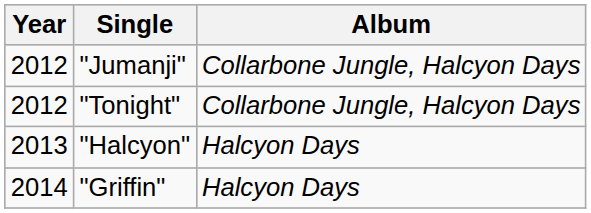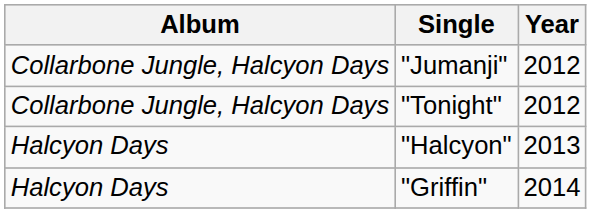columns swapped: (39, 24) <-> (391, 24)
